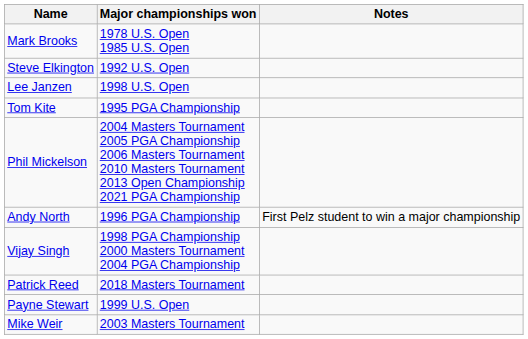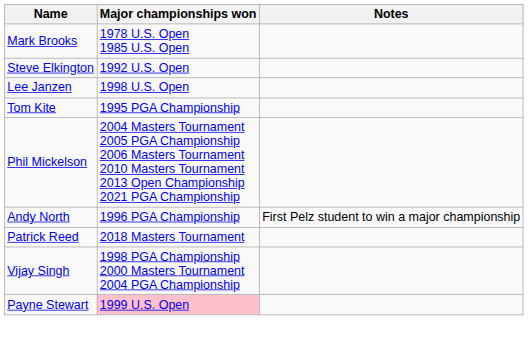rows swapped: (43, 285) <-> (38, 251)
(144, 304) no background -> (144, 304) pink background
- row: (35, 324)
